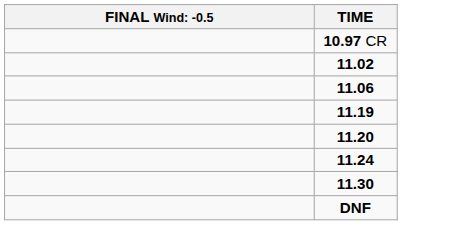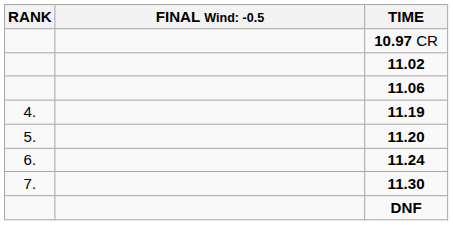+ column: (30, 17)
